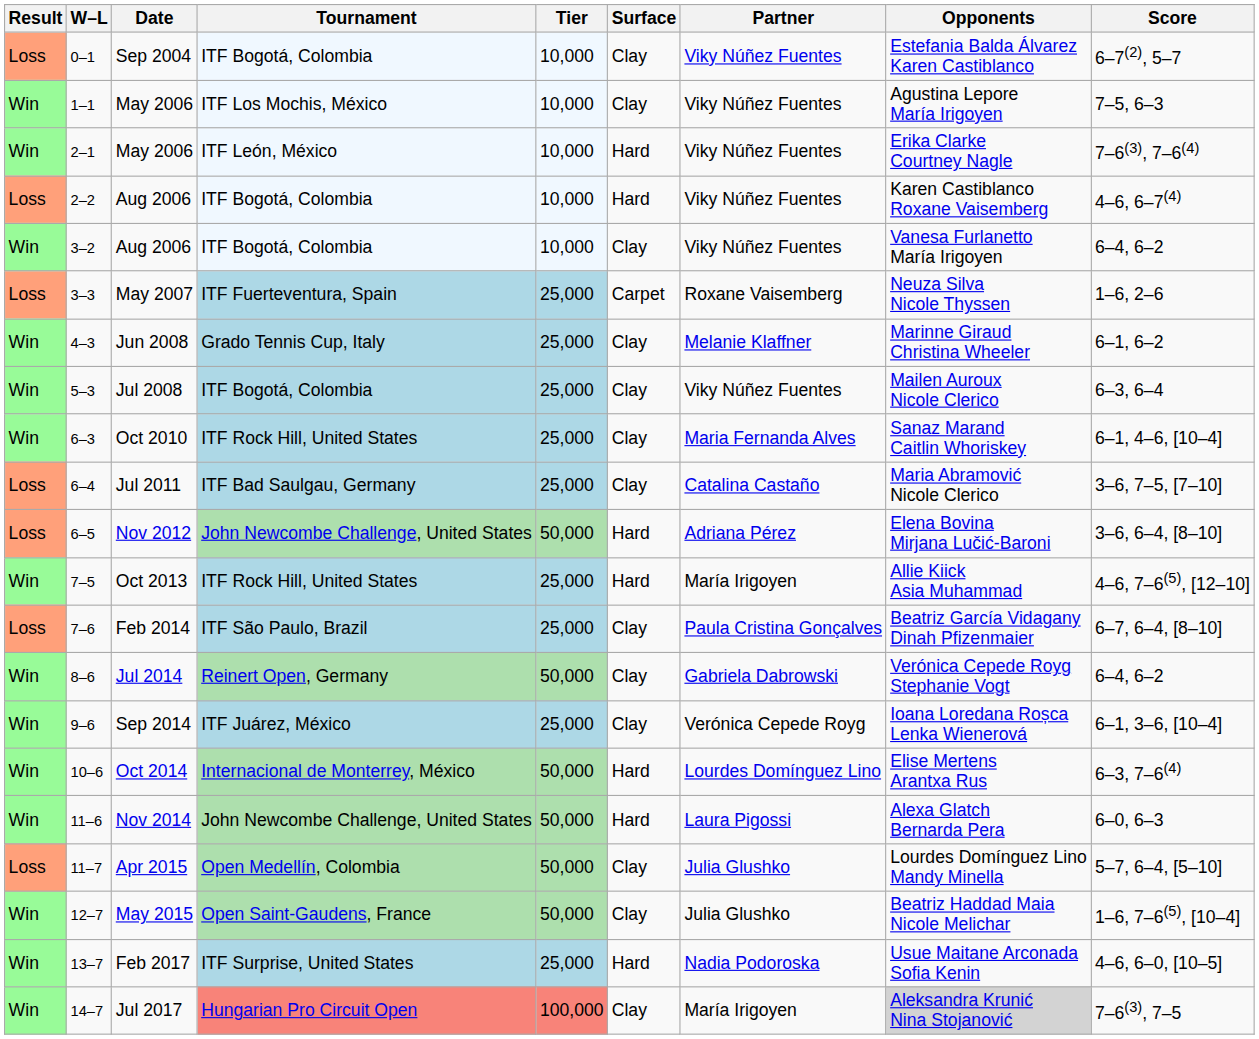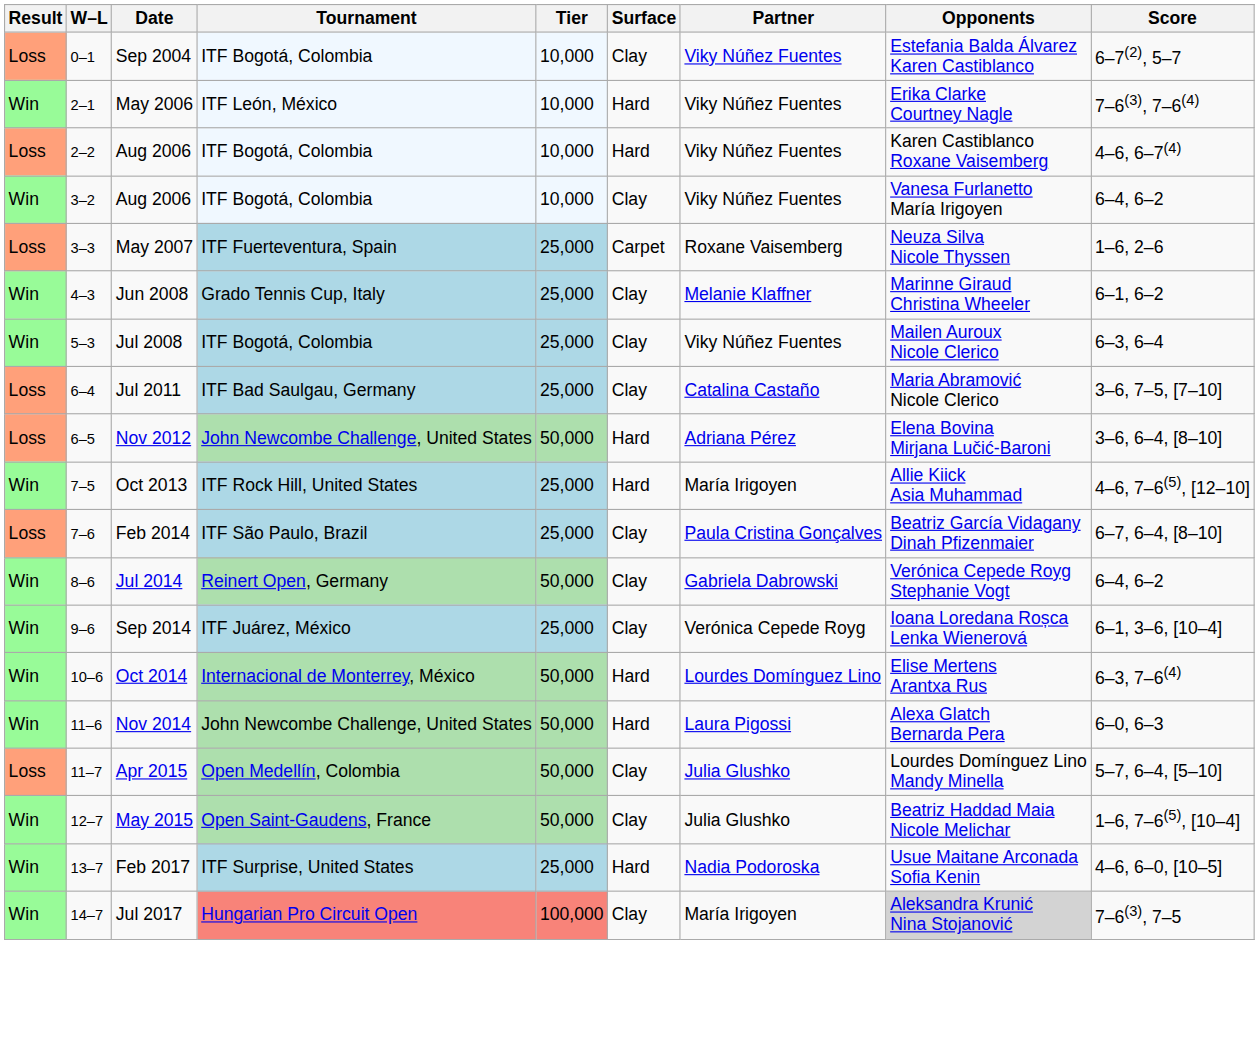- row: (83, 105)
- row: (83, 439)
